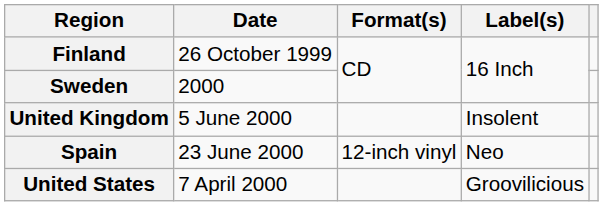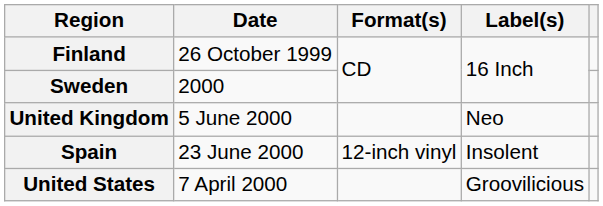(502, 119) Insolent -> (485, 119) Neo
(485, 151) Neo -> (502, 151) Insolent
